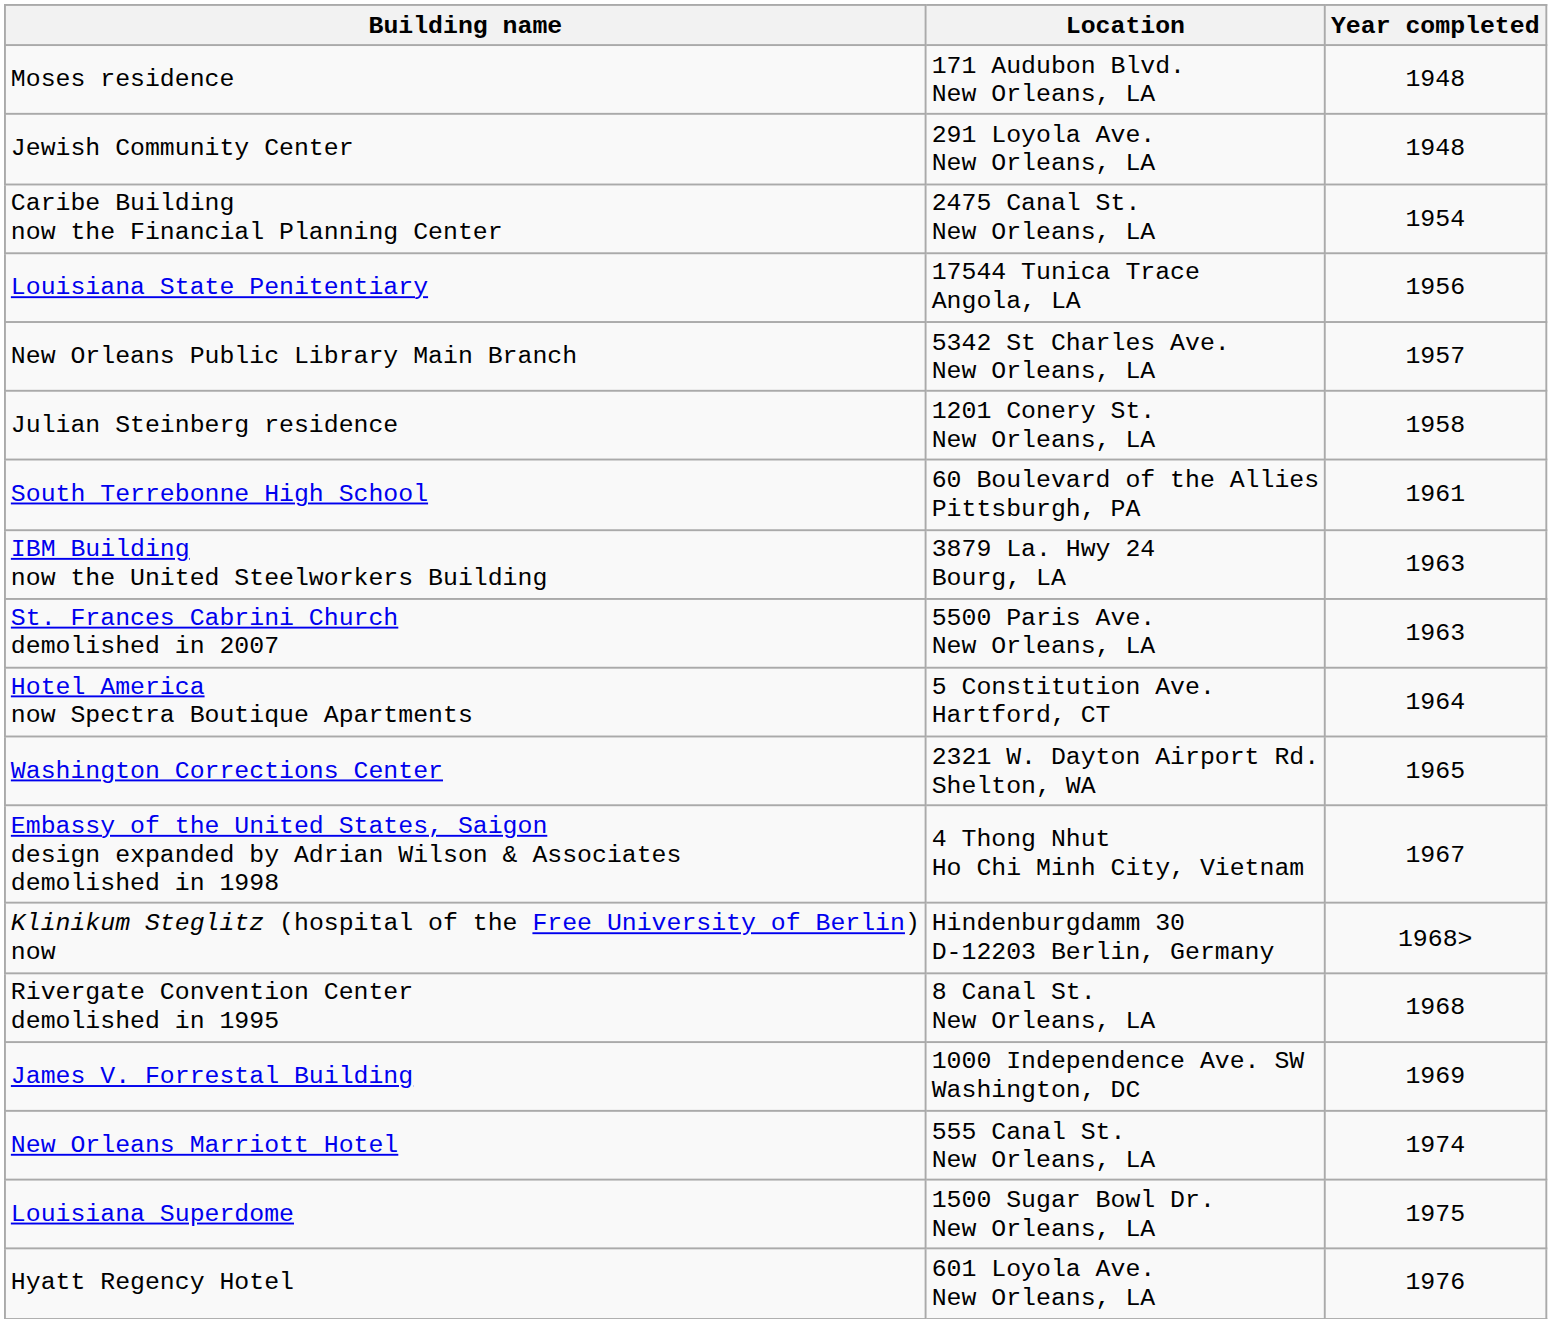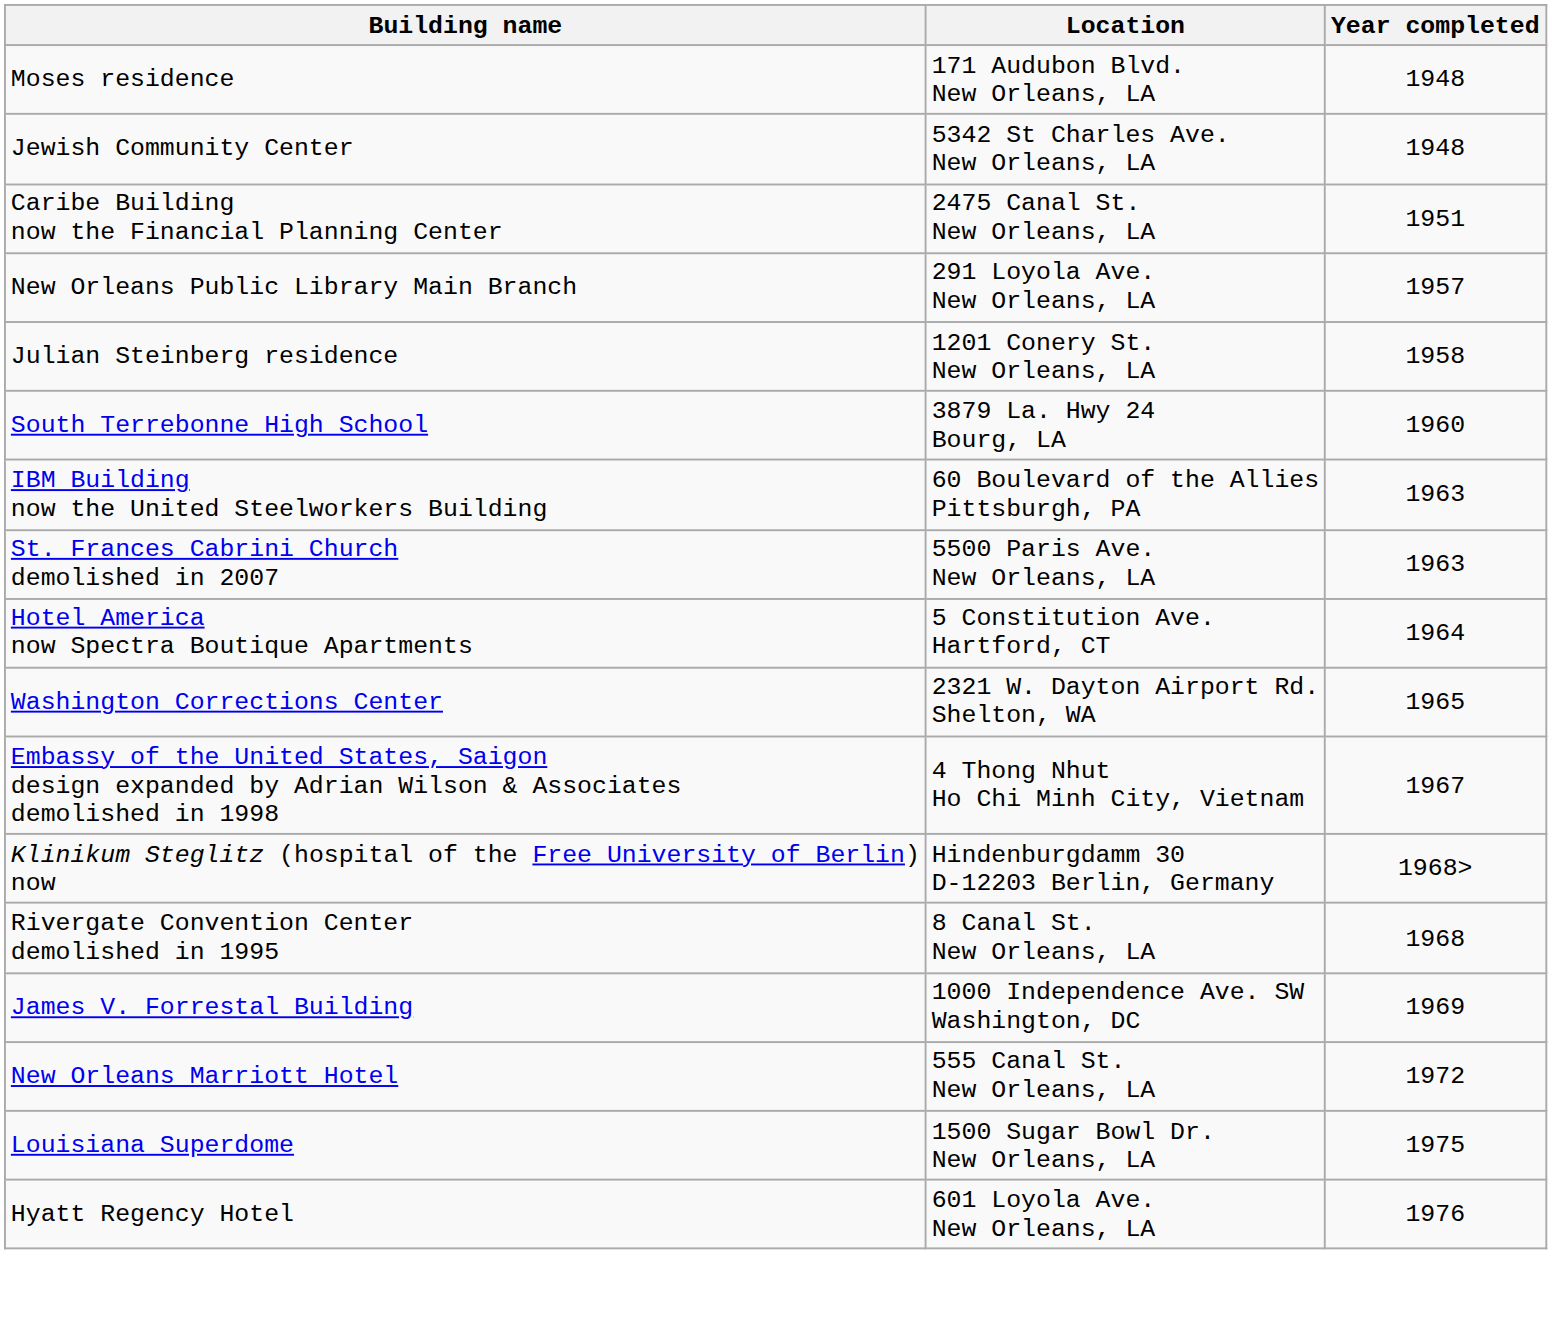(1043, 149) 291 Loyola Ave. New Orleans, LA -> (1081, 149) 5342 St Charles Ave. New Orleans, LA
(1435, 218) 1954 -> (1435, 218) 1951
- row: (219, 287)
(1081, 356) 5342 St Charles Ave. New Orleans, LA -> (1043, 287) 291 Loyola Ave. New Orleans, LA
(1125, 495) 60 Boulevard of the Allies Pittsburgh, PA -> (1043, 426) 3879 La. Hwy 24 Bourg, LA
(1435, 495) 1961 -> (1435, 426) 1960
(1043, 564) 3879 La. Hwy 24 Bourg, LA -> (1125, 495) 60 Boulevard of the Allies Pittsburgh, PA
(1435, 1145) 1974 -> (1435, 1076) 1972
